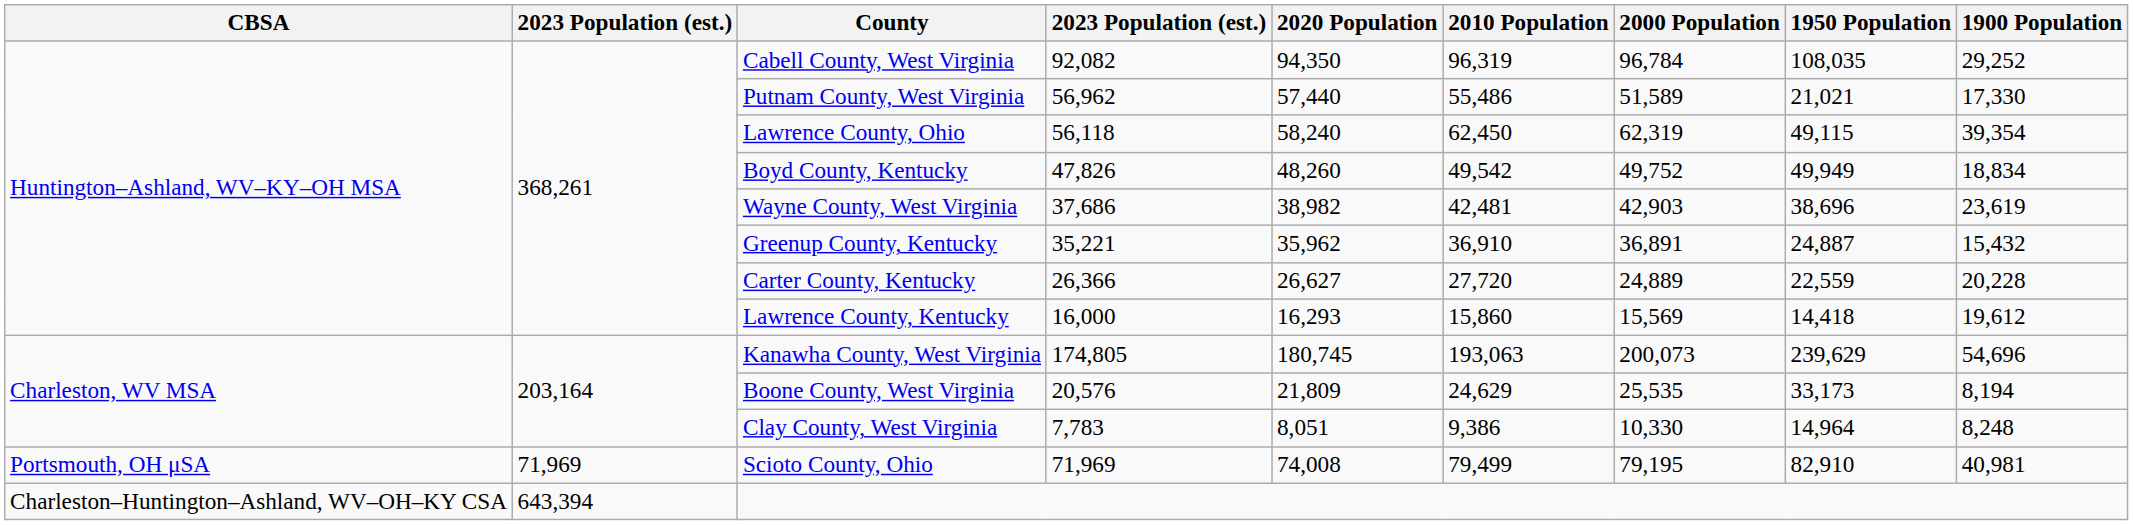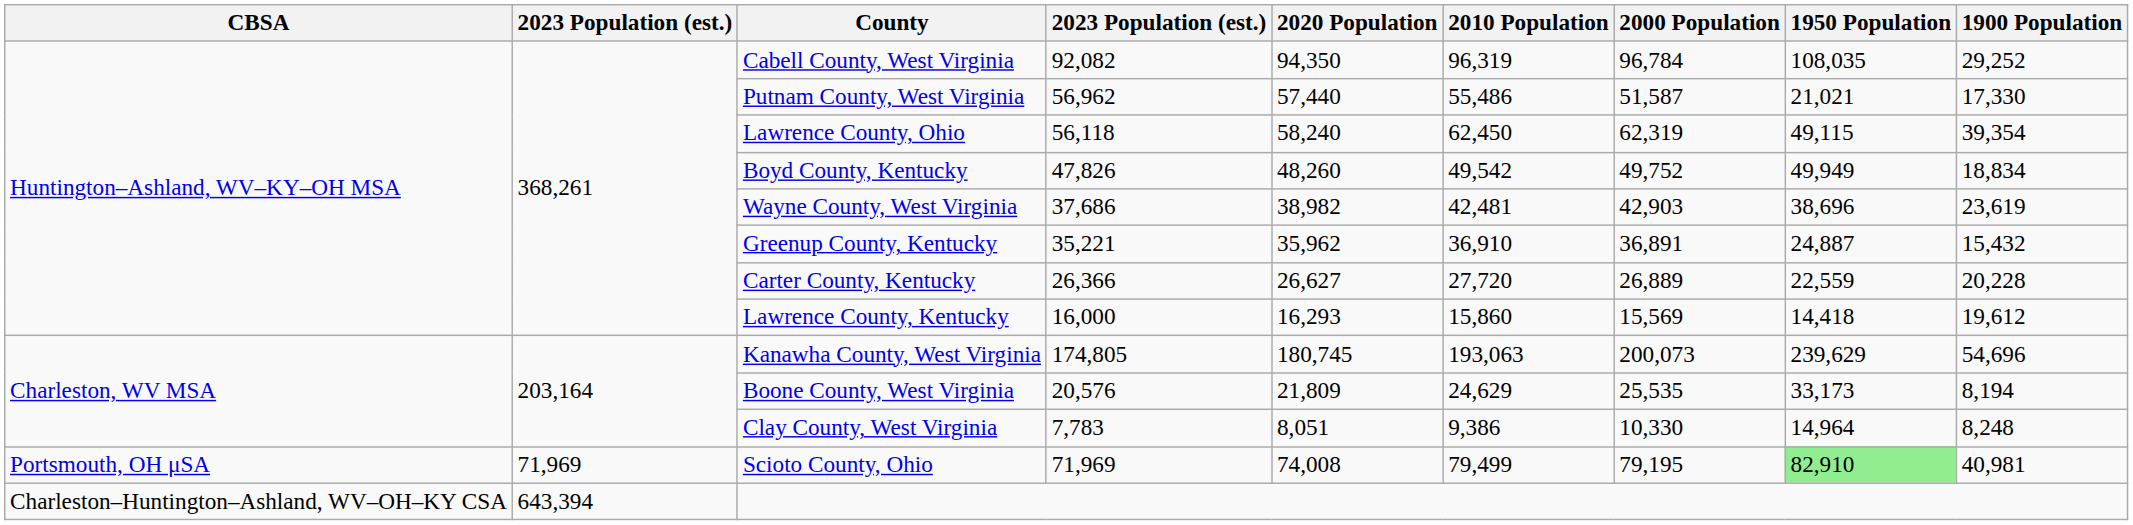(1651, 96) 51,589 -> (1651, 96) 51,587
(1651, 280) 24,889 -> (1651, 280) 26,889
(1822, 464) no background -> (1822, 464) lightgreen background
